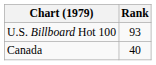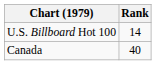(135, 32) 93 -> (135, 32) 14
